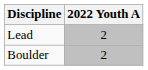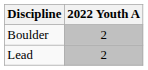rows swapped: (28, 55) <-> (20, 34)
